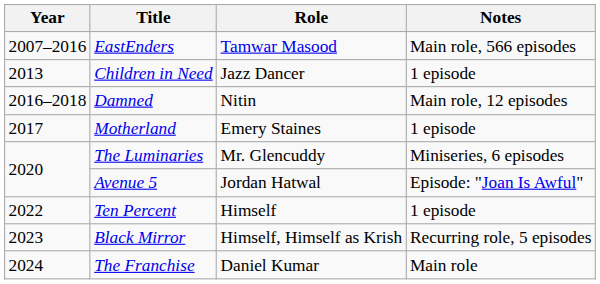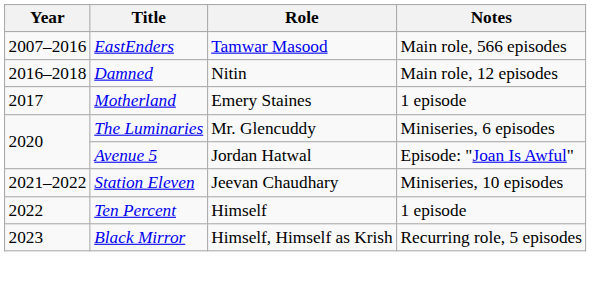- row: (153, 73)
+ row: (144, 182)
- row: (144, 264)
